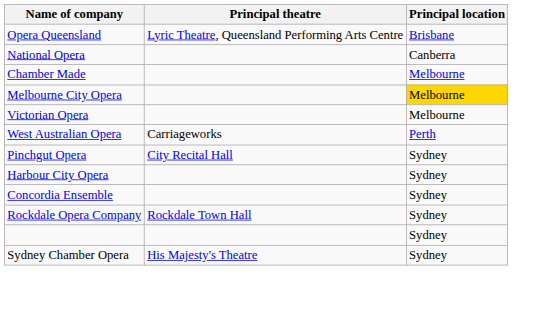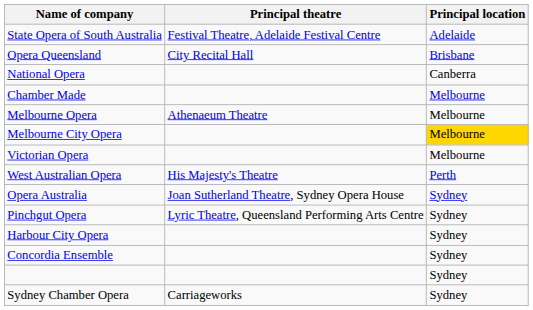+ row: (85, 34)
(275, 34) Lyric Theatre, Queensland Performing Arts Centre -> (210, 54) City Recital Hall
+ row: (52, 114)
(184, 134) Carriageworks -> (223, 174) His Majesty's Theatre
+ row: (47, 194)
(190, 154) City Recital Hall -> (296, 214) Lyric Theatre, Queensland Performing Arts Centre
- row: (74, 214)
(202, 255) His Majesty's Theatre -> (205, 295) Carriageworks
